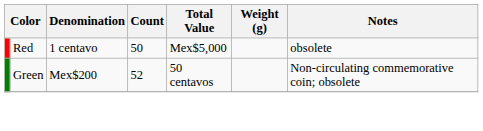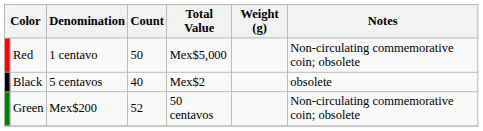(311, 48) obsolete -> (372, 55) Non-circulating commemorative coin; obsolete
+ row: (28, 82)
